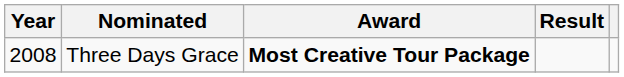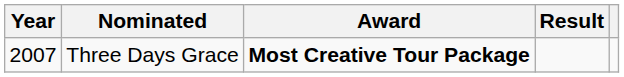(33, 54) 2008 -> (33, 54) 2007
